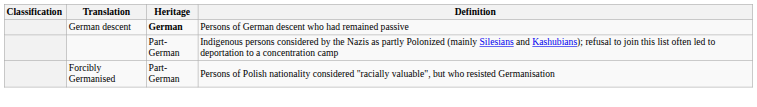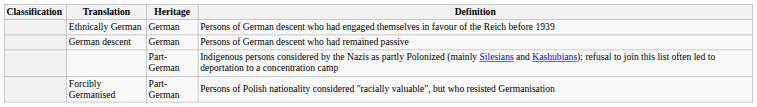+ row: (105, 27)
(166, 27) bold -> (164, 42) normal
